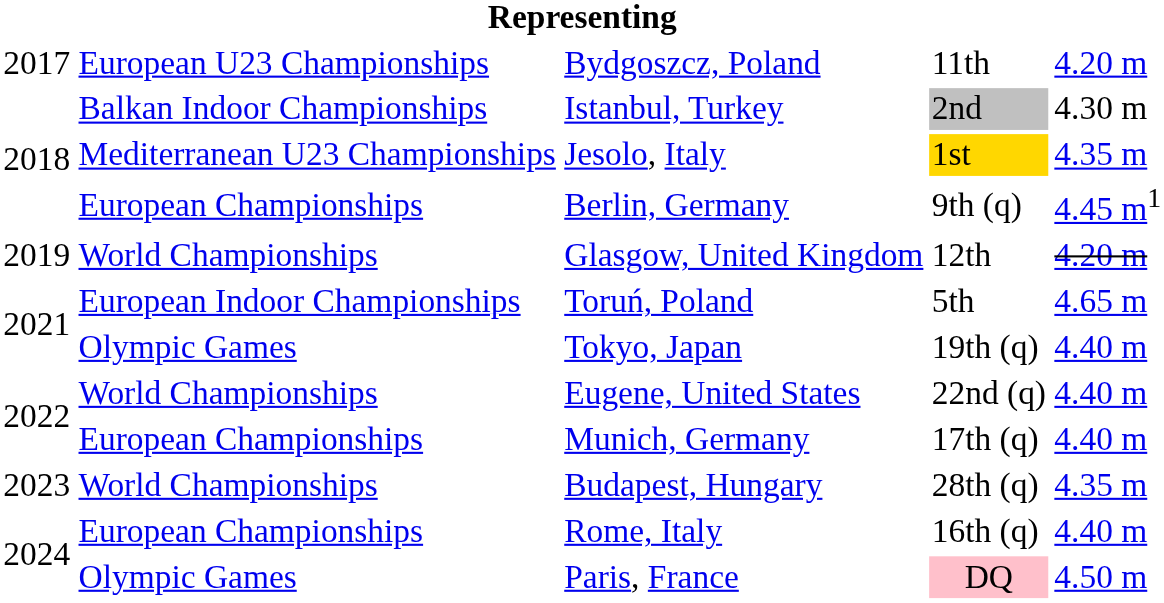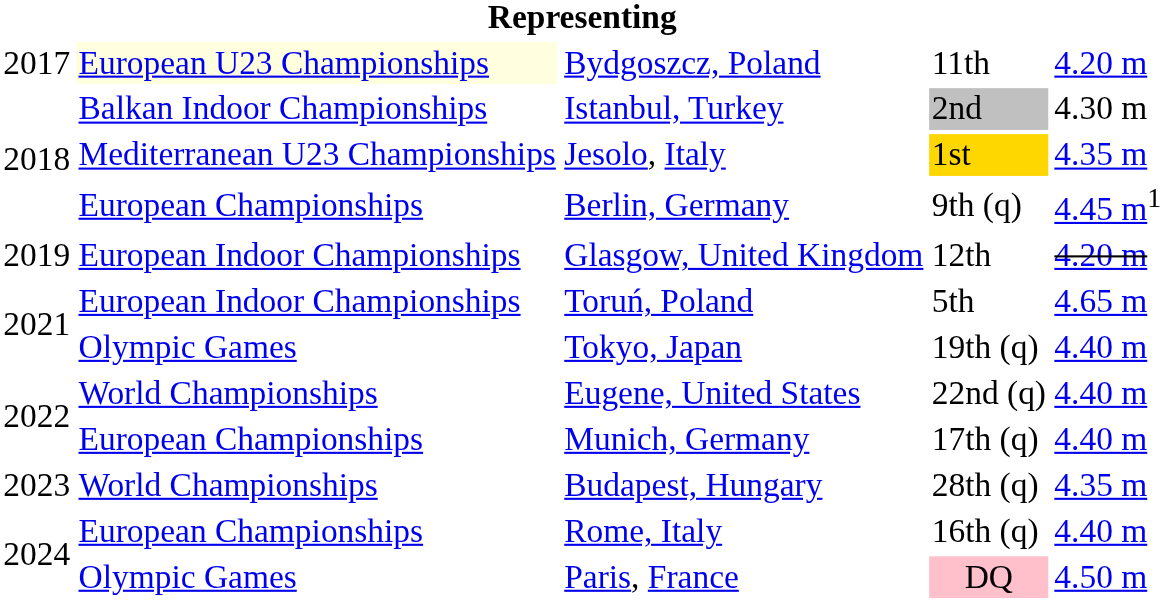(284, 62) no background -> (284, 62) lightyellow background
(228, 255) World Championships -> (300, 255) European Indoor Championships
